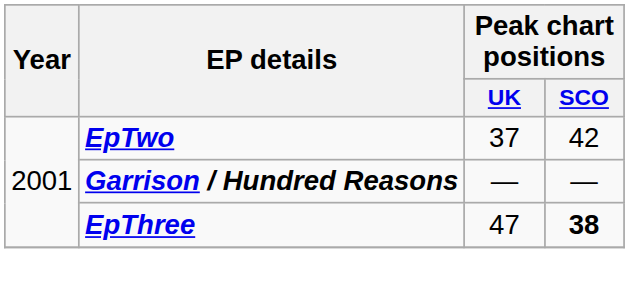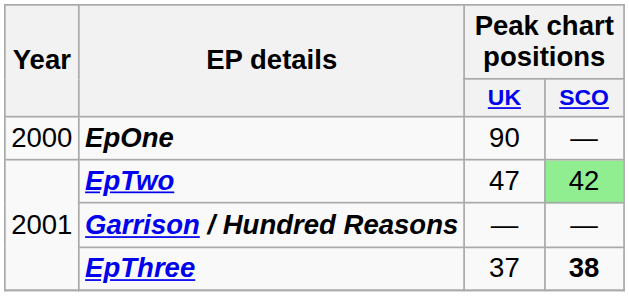+ row: (129, 137)
(504, 137) 37 -> (504, 181) 47
(584, 137) no background -> (584, 181) lightgreen background
(504, 224) 47 -> (504, 268) 37
